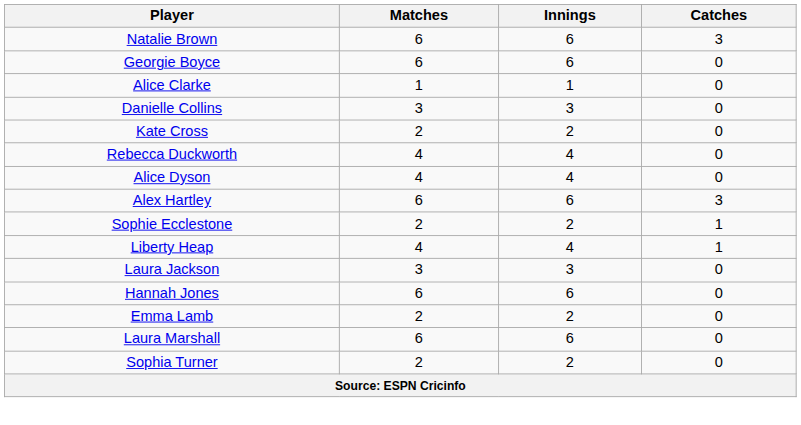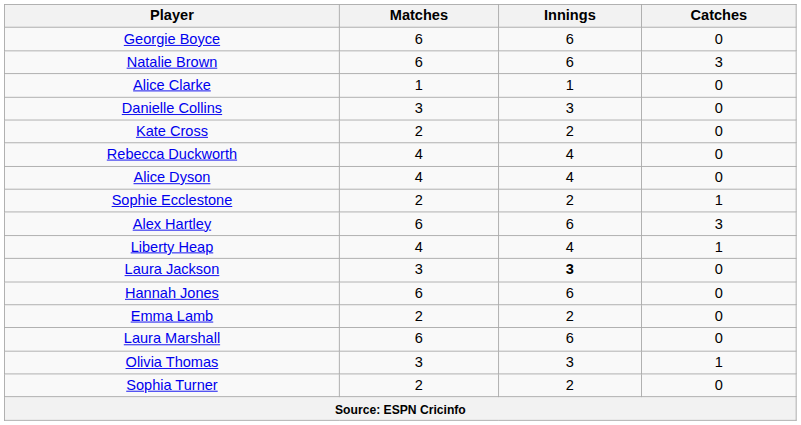rows swapped: (172, 62) <-> (172, 39)
rows swapped: (172, 223) <-> (172, 200)
(570, 270) normal -> (570, 270) bold
+ row: (172, 362)
